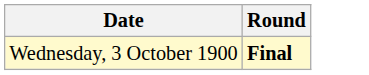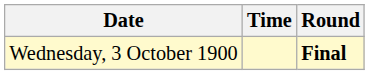+ column: (269, 20)
